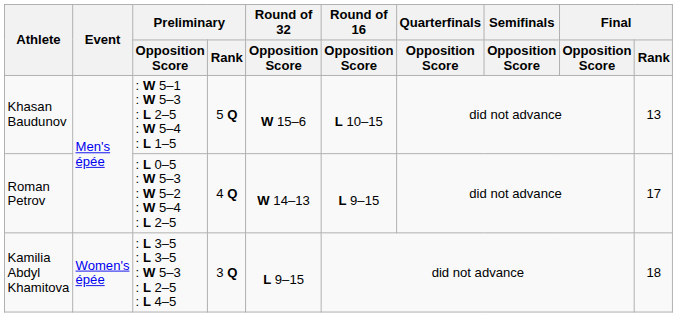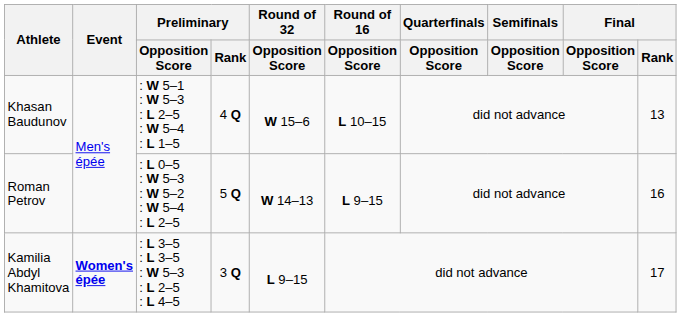(227, 115) 5 Q -> (230, 115) 4 Q
(227, 194) 4 Q -> (230, 194) 5 Q
(654, 194) 17 -> (657, 194) 16
(103, 273) normal -> (104, 273) bold
(654, 273) 18 -> (657, 273) 17
